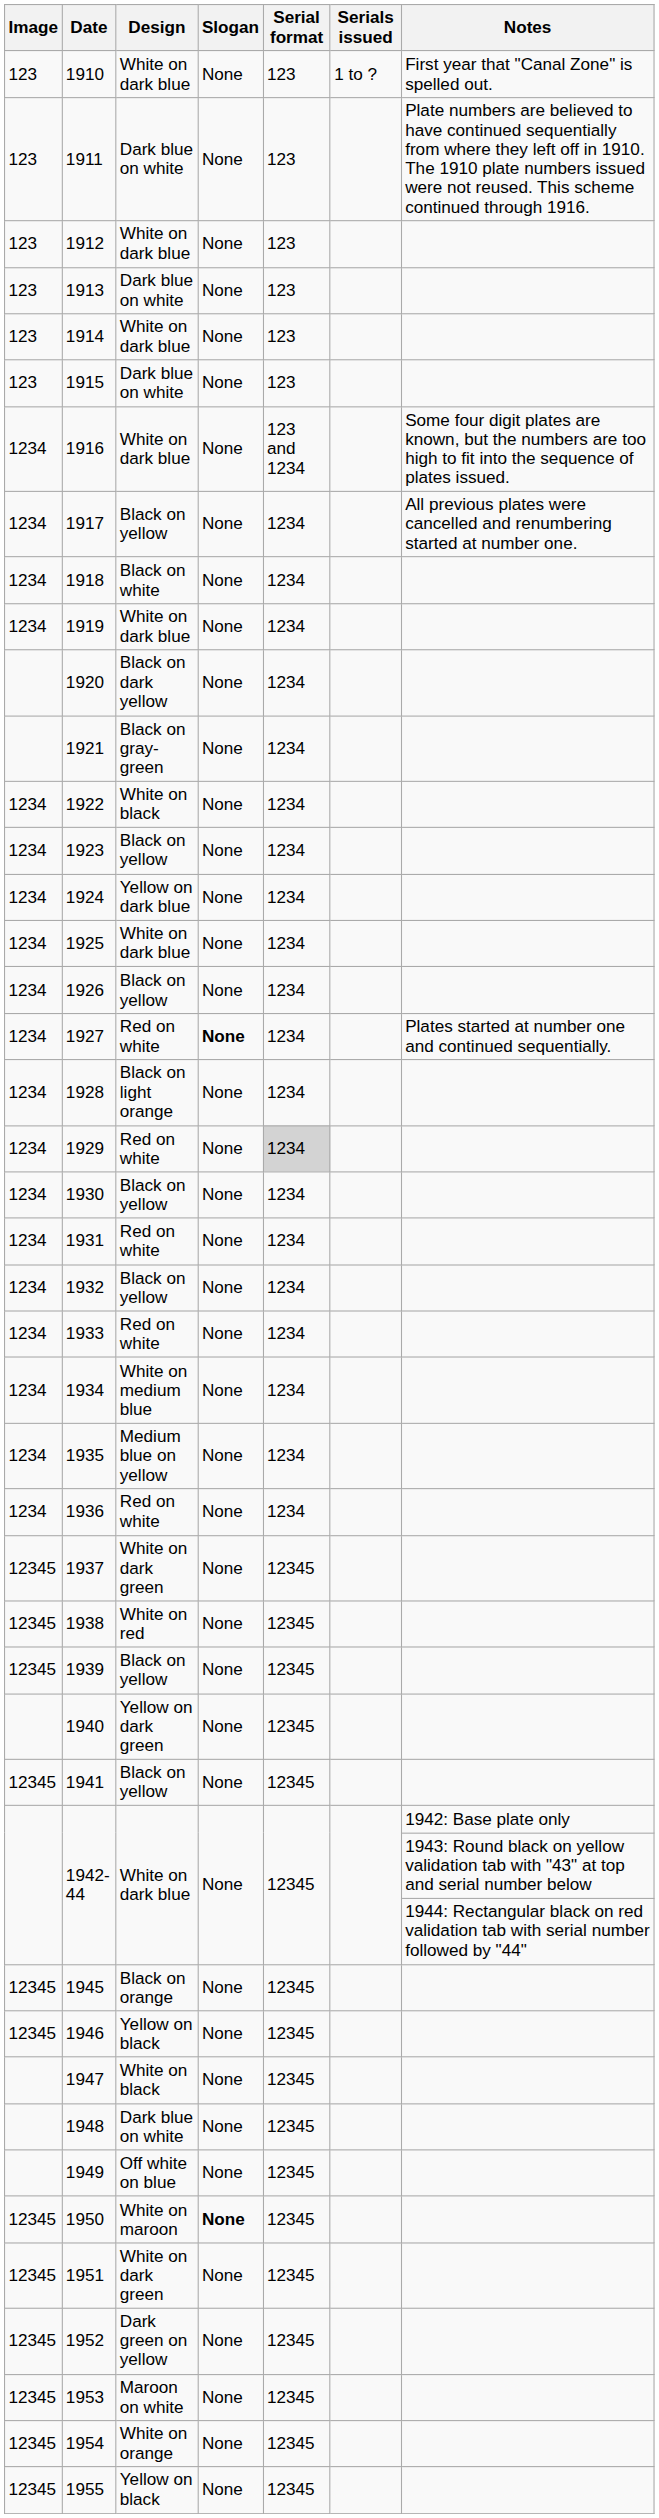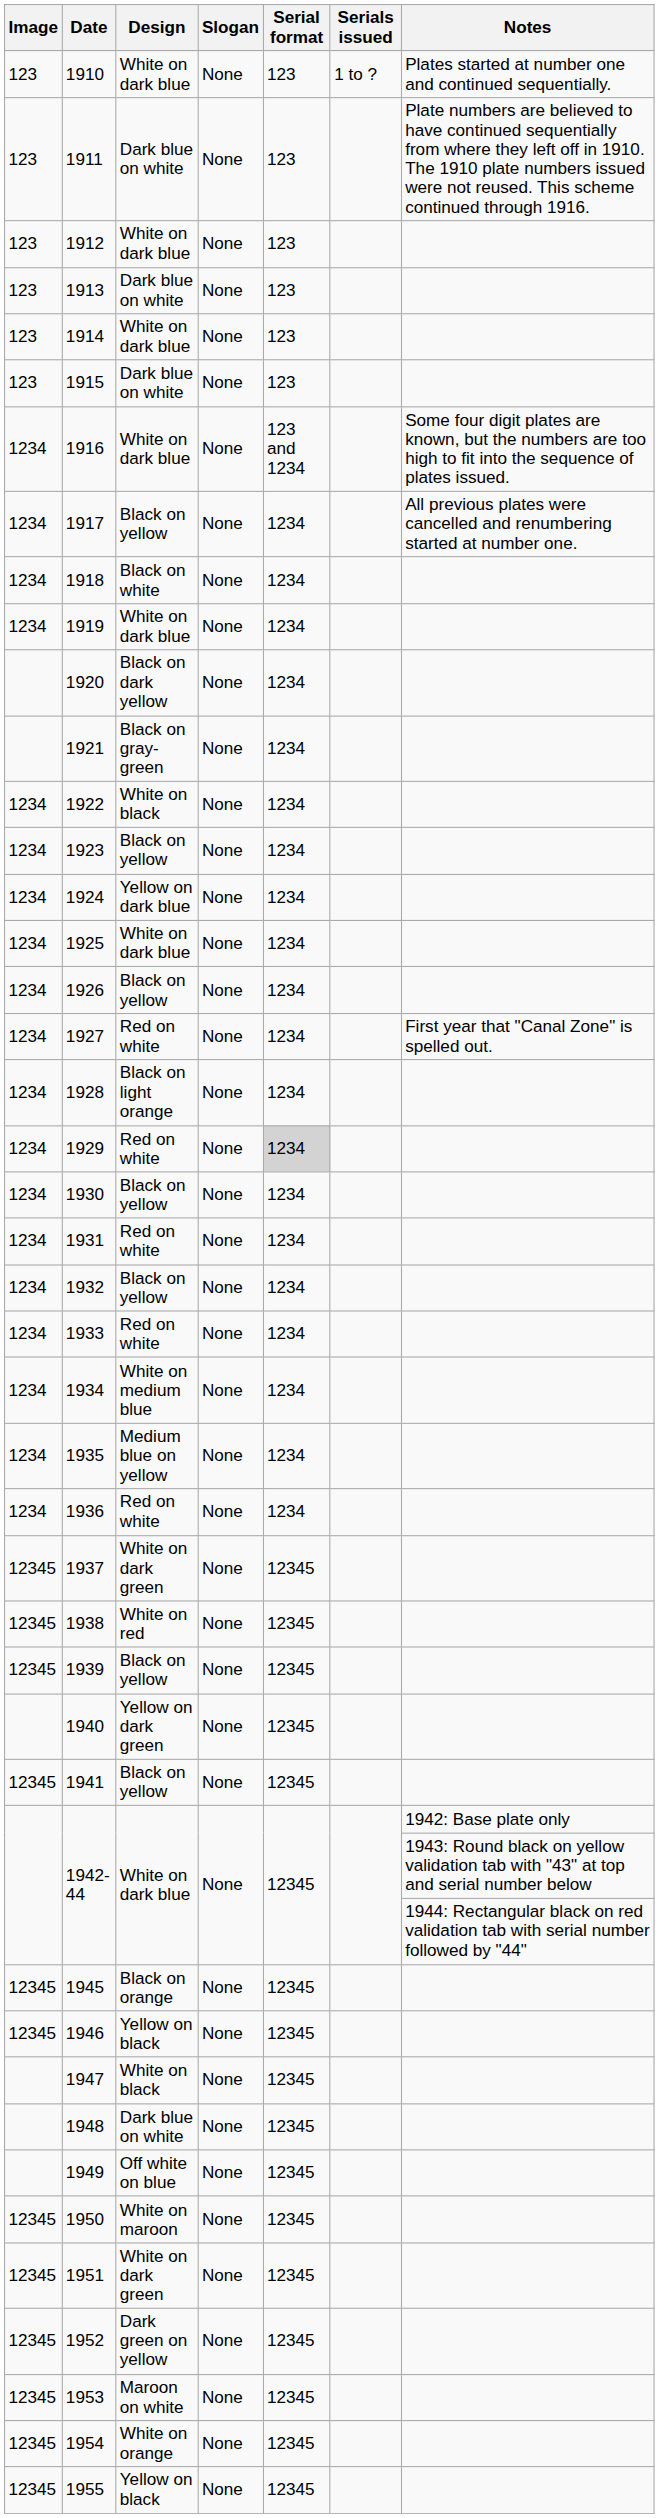(519, 74) First year that "Canal Zone" is spelled out. -> (515, 74) Plates started at number one and continued sequentially.
(223, 1036) bold -> (222, 1036) normal
(515, 1036) Plates started at number one and continued sequentially. -> (519, 1036) First year that "Canal Zone" is spelled out.
(223, 2219) bold -> (222, 2219) normal
